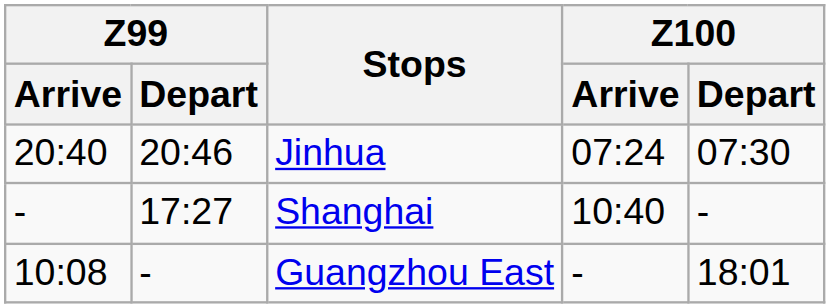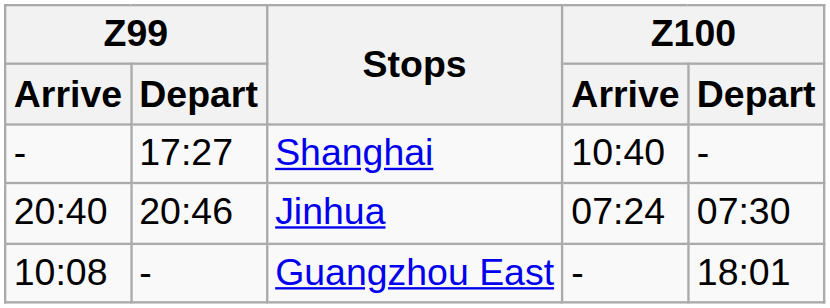rows swapped: (354, 212) <-> (330, 152)
